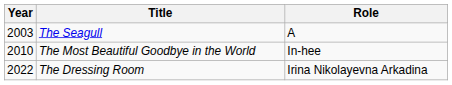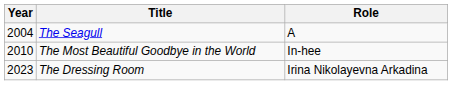(20, 32) 2003 -> (20, 32) 2004
(20, 70) 2022 -> (20, 70) 2023
